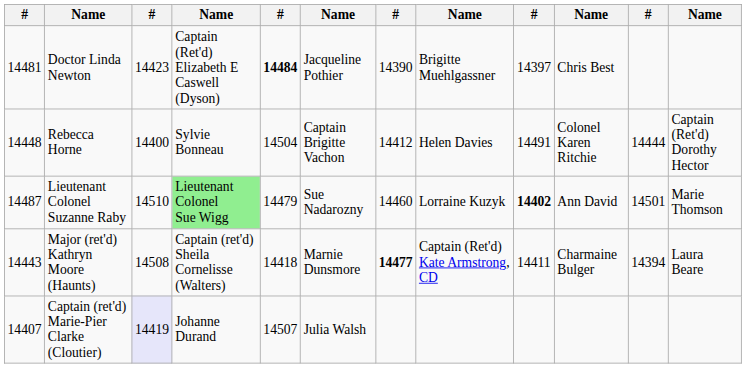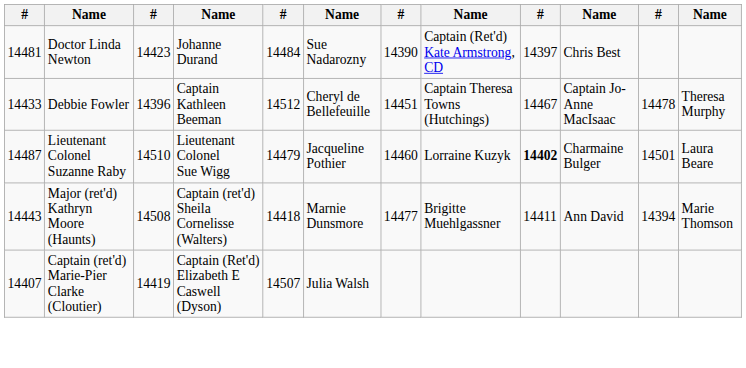(207, 67) Captain (Ret'd) Elizabeth E Caswell (Dyson) -> (199, 52) Johanne Durand
(280, 67) bold -> (283, 52) normal
(332, 67) Jacqueline Pothier -> (336, 52) Sue Nadarozny
(457, 67) Brigitte Muehlgassner -> (469, 52) Captain (Ret'd) Kate Armstrong, CD
+ row: (88, 104)
- row: (71, 142)
(204, 202) lightgreen background -> (206, 156) no background
(333, 202) Sue Nadarozny -> (335, 156) Jacqueline Pothier
(587, 202) Ann David -> (593, 156) Charmaine Bulger
(697, 202) Marie Thomson -> (697, 156) Laura Beare
(396, 262) bold -> (401, 216) normal
(464, 262) Captain (Ret'd) Kate Armstrong, CD -> (462, 216) Brigitte Muehlgassner
(587, 262) Charmaine Bulger -> (594, 216) Ann David
(687, 262) Laura Beare -> (707, 216) Marie Thomson
(152, 329) lavender background -> (153, 283) no background
(198, 329) Johanne Durand -> (218, 283) Captain (Ret'd) Elizabeth E Caswell (Dyson)
